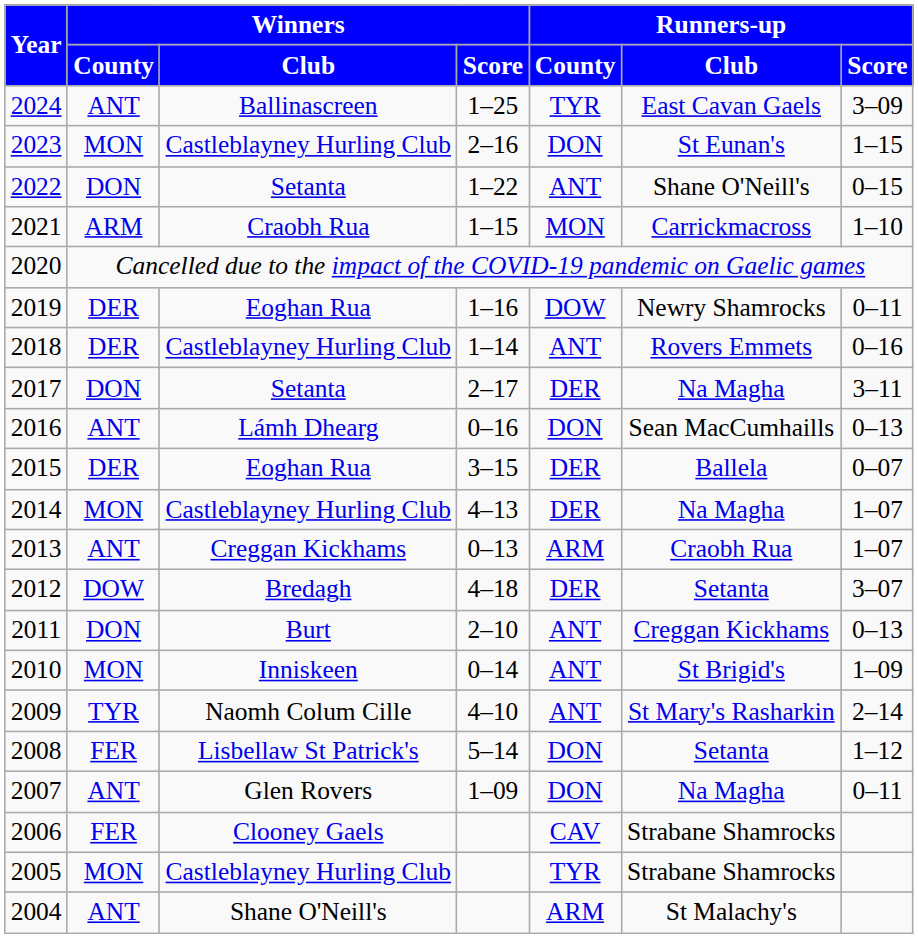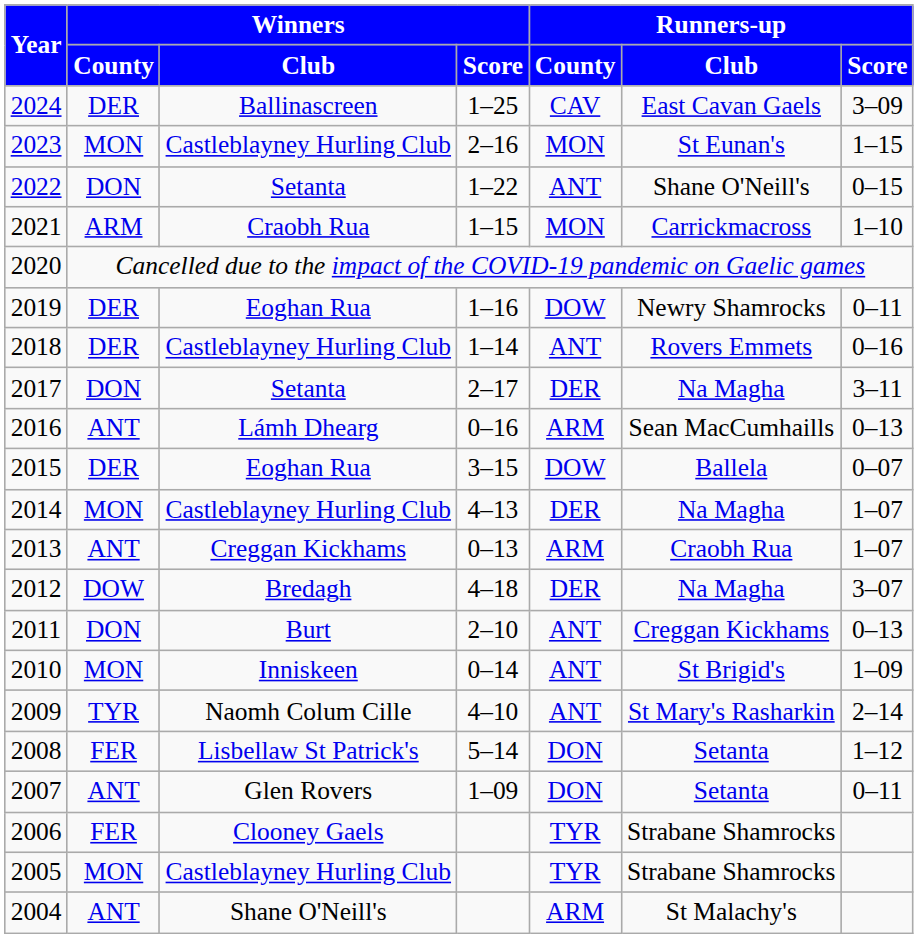(114, 105) ANT -> (114, 105) DER
(575, 105) TYR -> (575, 105) CAV
(575, 145) DON -> (575, 145) MON
(575, 428) DON -> (575, 428) ARM
(575, 468) DER -> (575, 468) DOW
(731, 589) Setanta -> (731, 589) Na Magha
(731, 791) Na Magha -> (731, 791) Setanta
(575, 831) CAV -> (575, 831) TYR
